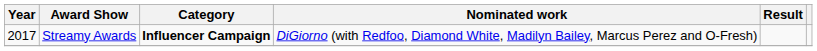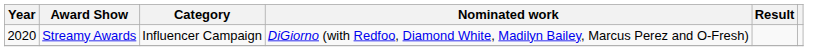(22, 35) 2017 -> (22, 35) 2020
(206, 35) bold -> (202, 35) normal
